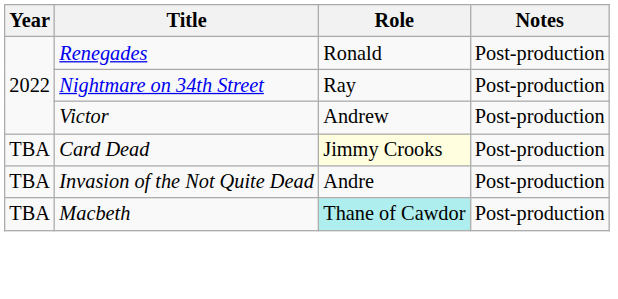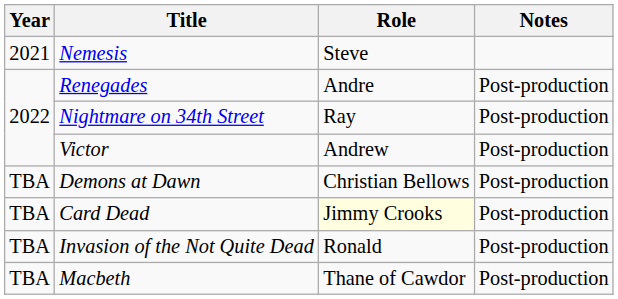+ row: (93, 52)
(353, 52) Ronald -> (349, 85) Andre
+ row: (130, 181)
(349, 181) Andre -> (353, 246) Ronald
(394, 213) paleturquoise background -> (394, 278) no background
